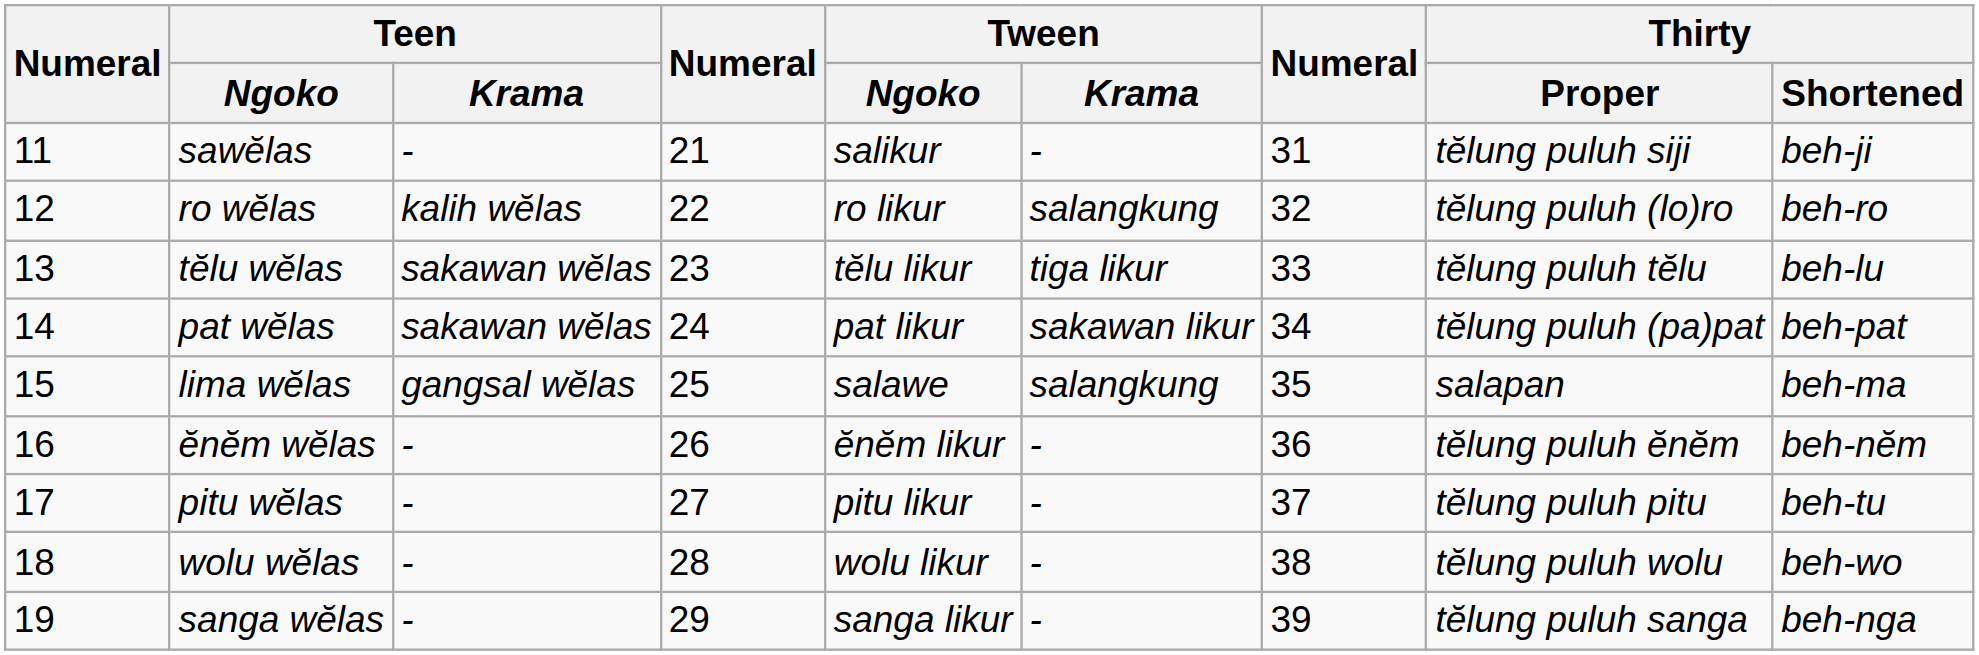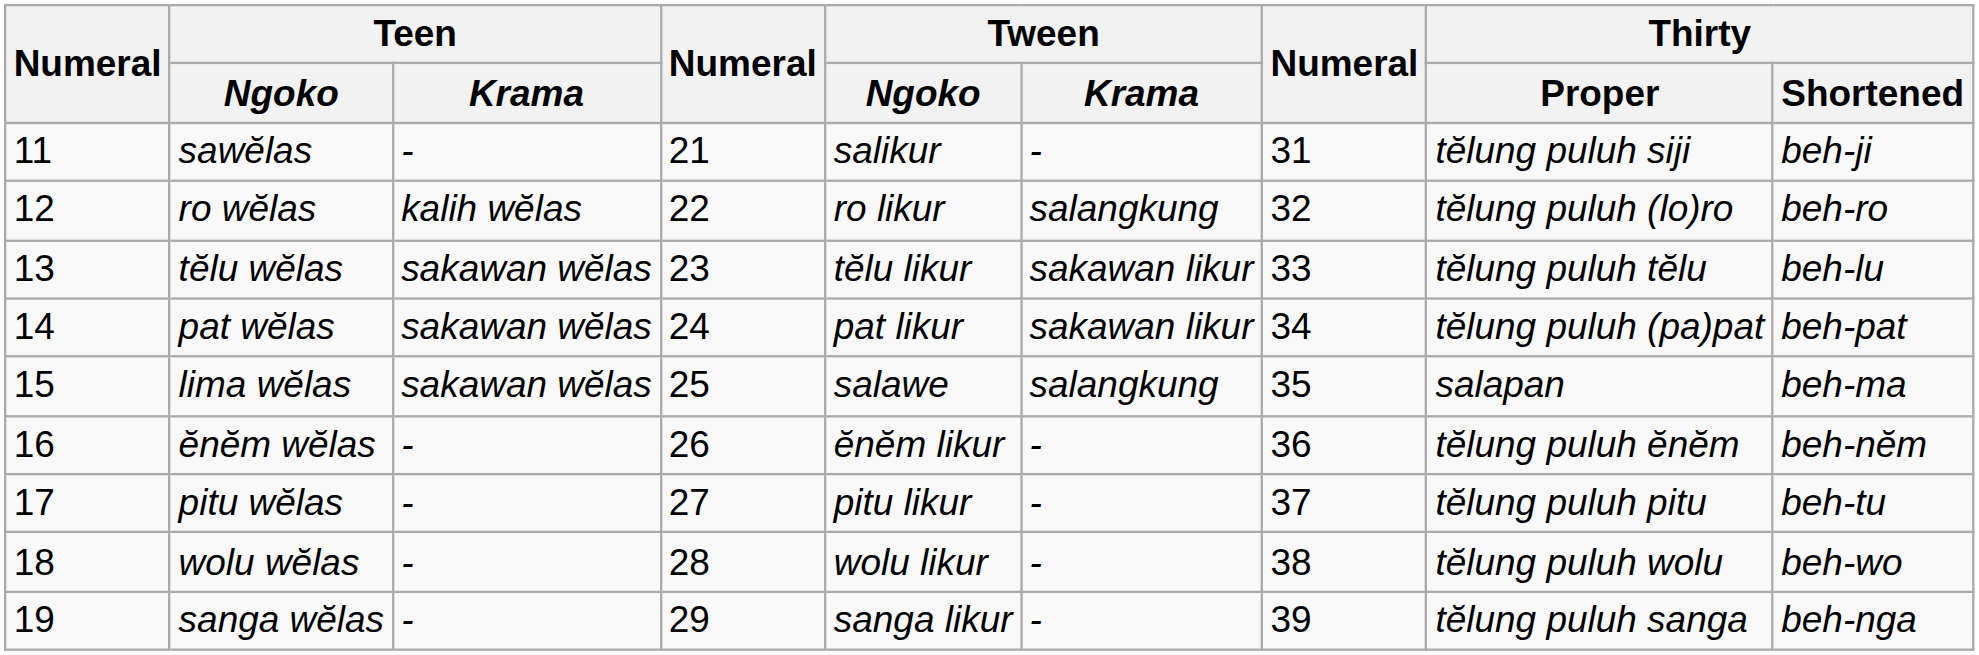(1098, 268) tiga likur -> (1141, 268) sakawan likur
(518, 385) gangsal wĕlas -> (526, 385) sakawan wĕlas
